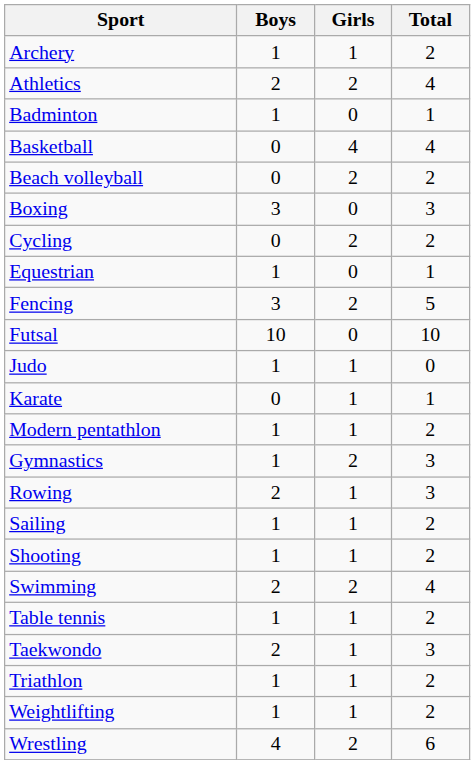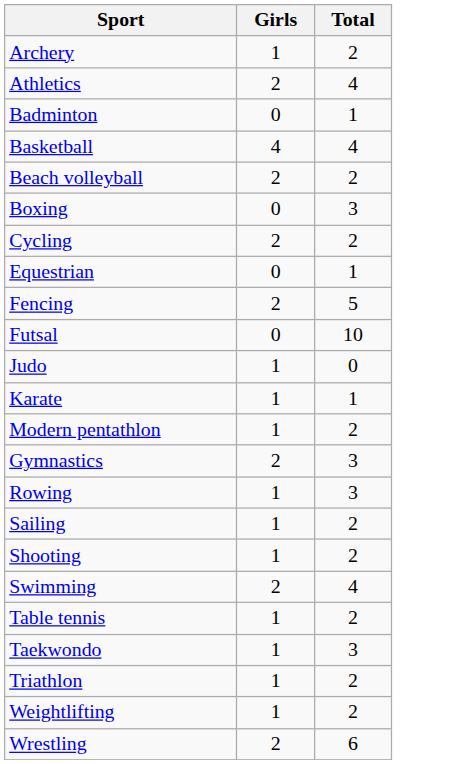- column: (276, 20)
